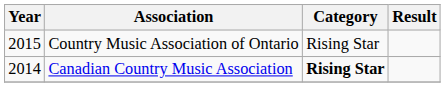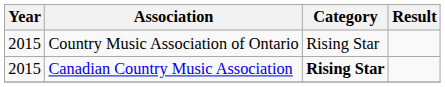(25, 69) 2014 -> (25, 69) 2015
